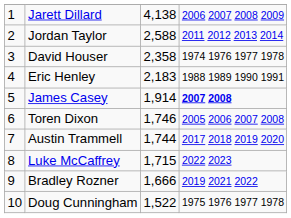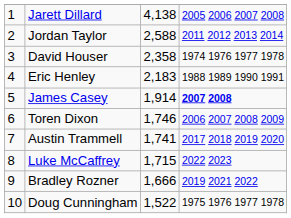(233, 15) 2006 2007 2008 2009 -> (233, 15) 2005 2006 2007 2008
(233, 119) 2005 2006 2007 2008 -> (233, 119) 2006 2007 2008 2009
(160, 139) 1,744 -> (160, 139) 1,741
